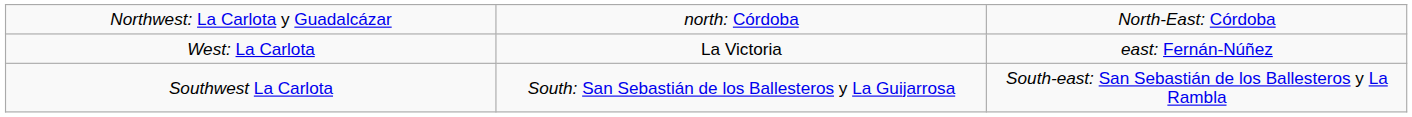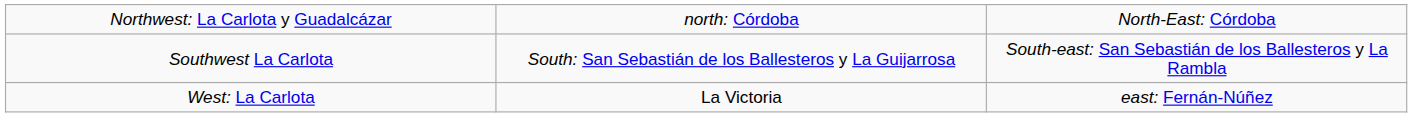rows swapped: (251, 49) <-> (251, 88)
